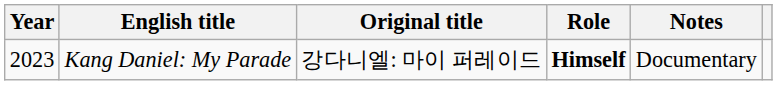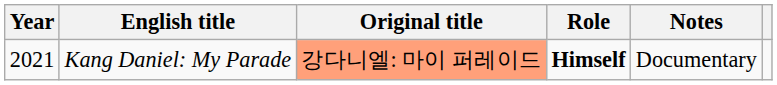(32, 59) 2023 -> (32, 59) 2021
(421, 58) no background -> (421, 58) lightsalmon background
